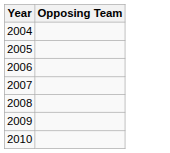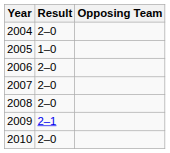+ column: (55, 13)
